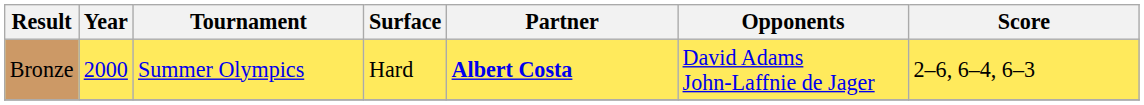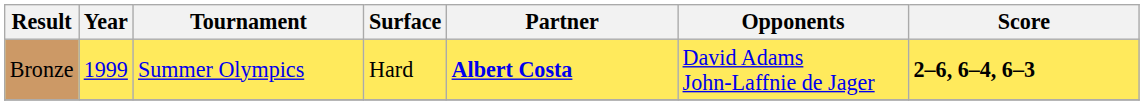(106, 69) 2000 -> (106, 69) 1999
(974, 69) normal -> (974, 69) bold
